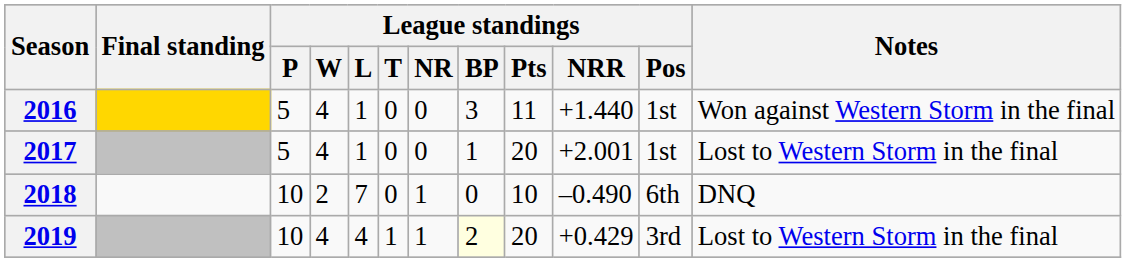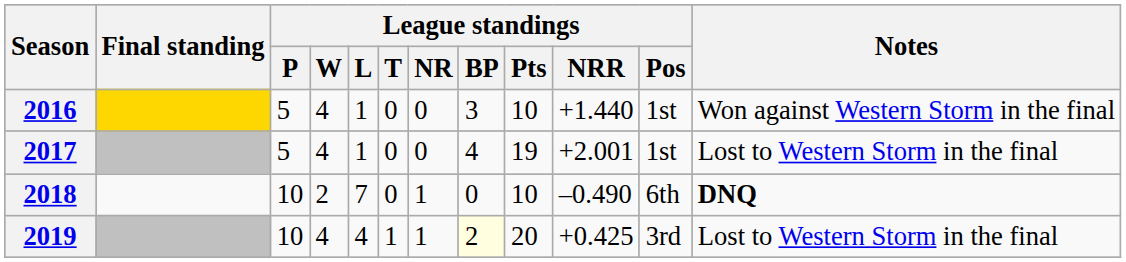(524, 109) 11 -> (524, 109) 10
(472, 151) 1 -> (472, 151) 4
(524, 151) 20 -> (524, 151) 19
(727, 194) normal -> (727, 194) bold
(596, 236) +0.429 -> (596, 236) +0.425
